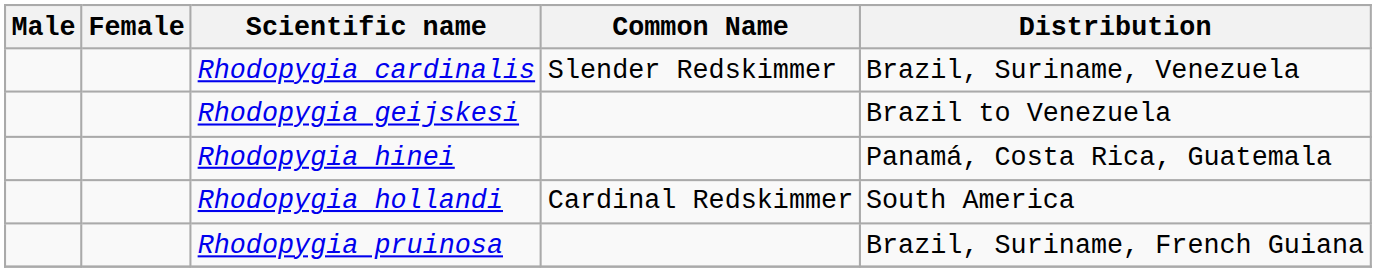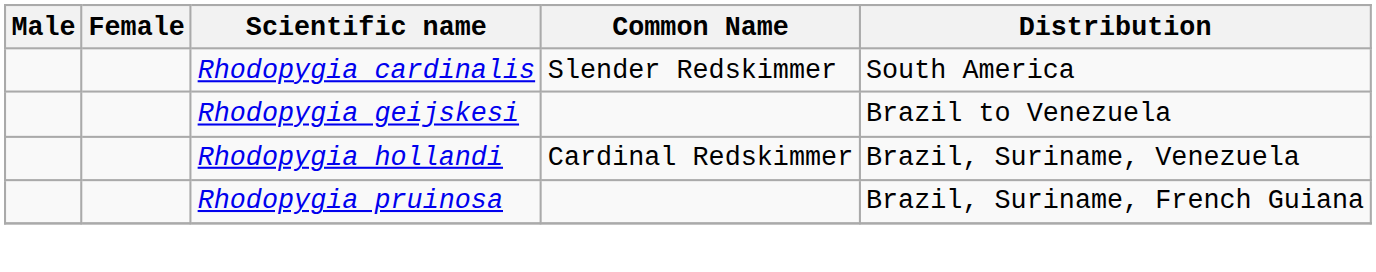(1083, 70) Brazil, Suriname, Venezuela -> (970, 70) South America
- row: (326, 158)
(970, 201) South America -> (1083, 158) Brazil, Suriname, Venezuela
